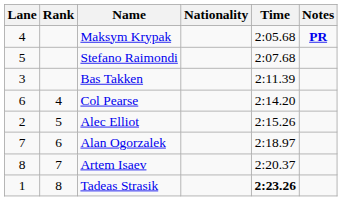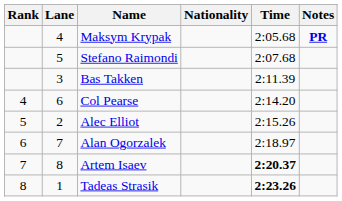columns swapped: (59, 15) <-> (22, 15)
(275, 164) normal -> (275, 164) bold
